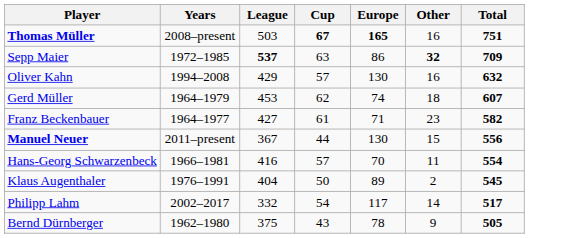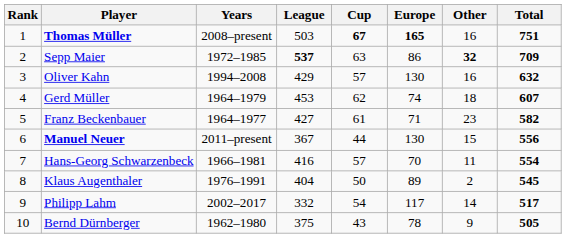+ column: (23, 14)
